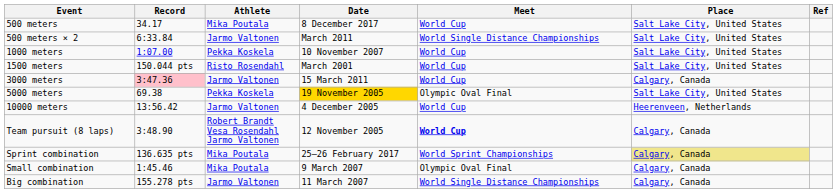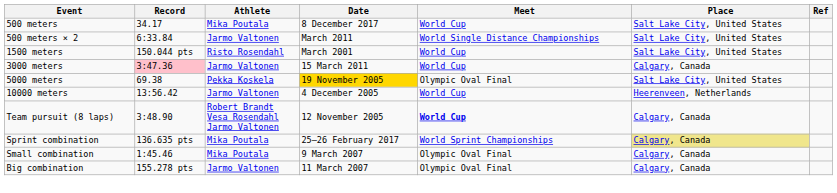- row: (35, 53)
(509, 182) World Single Distance Championships -> (466, 168) Olympic Oval Final
